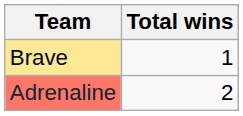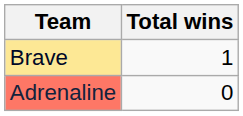(227, 92) 2 -> (227, 92) 0
